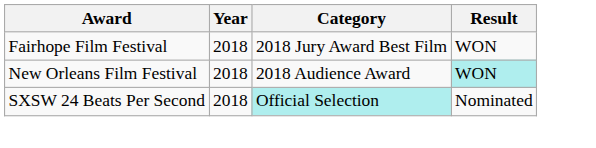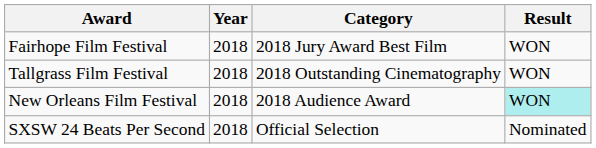+ row: (88, 73)
(317, 101) paleturquoise background -> (317, 128) no background
